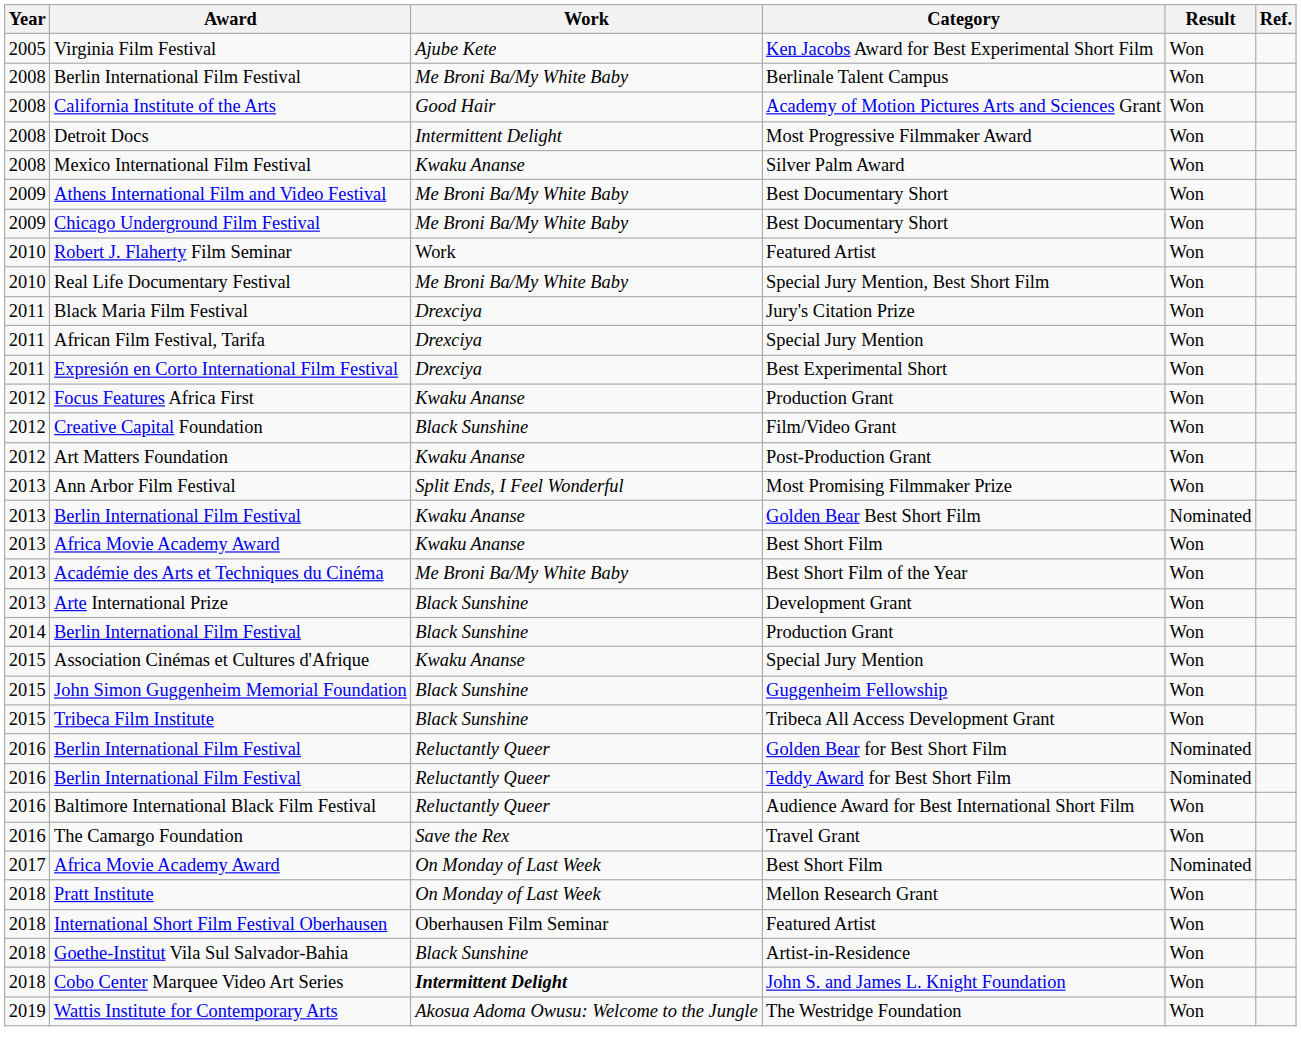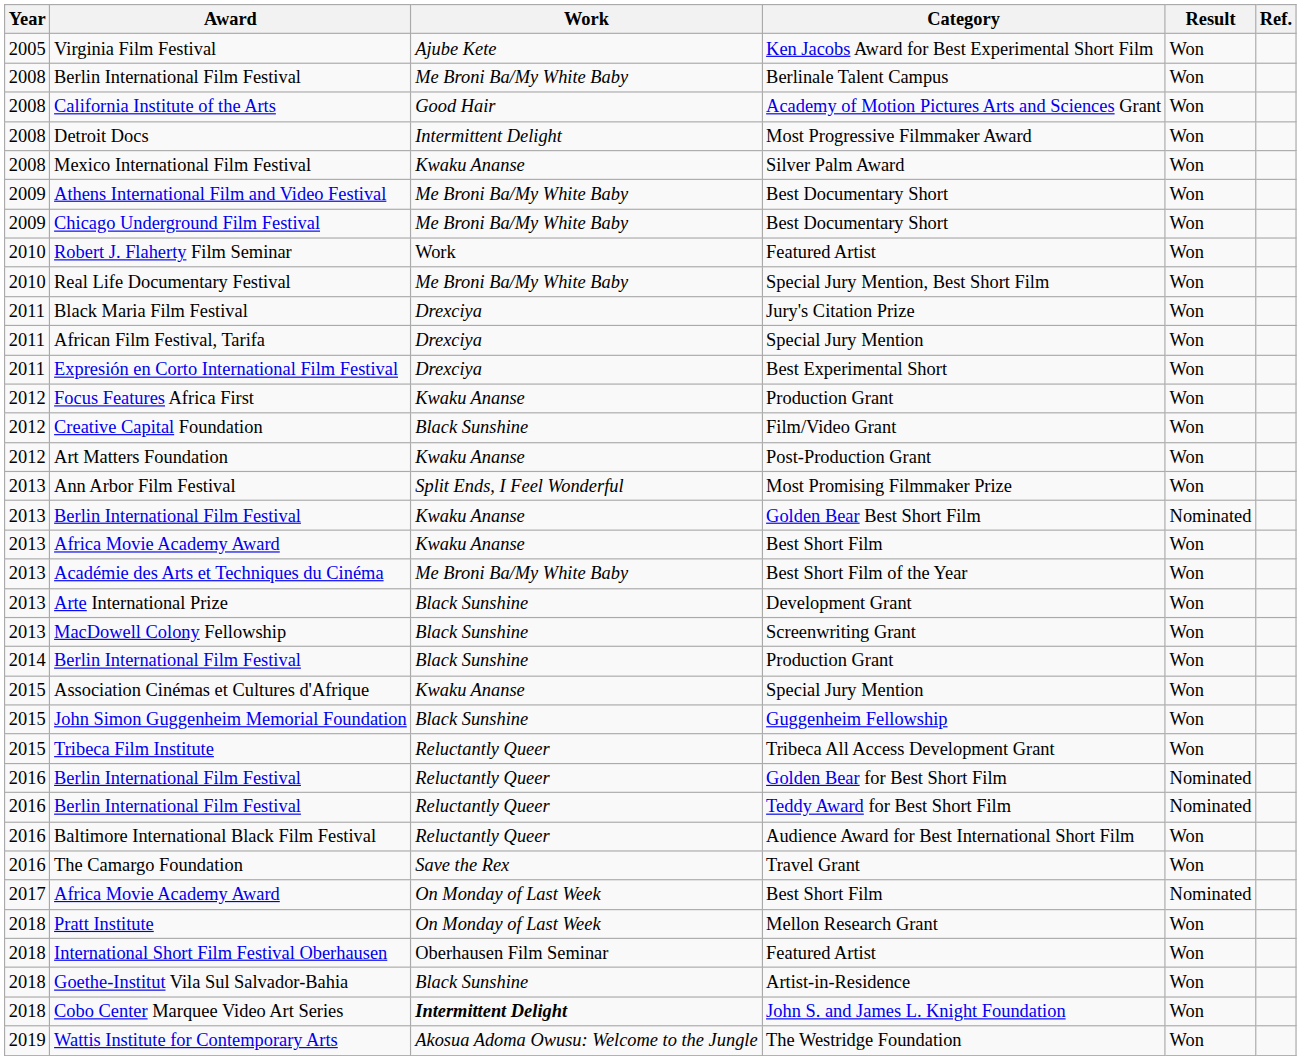+ row: (170, 631)
(472, 719) Black Sunshine -> (482, 748) Reluctantly Queer
